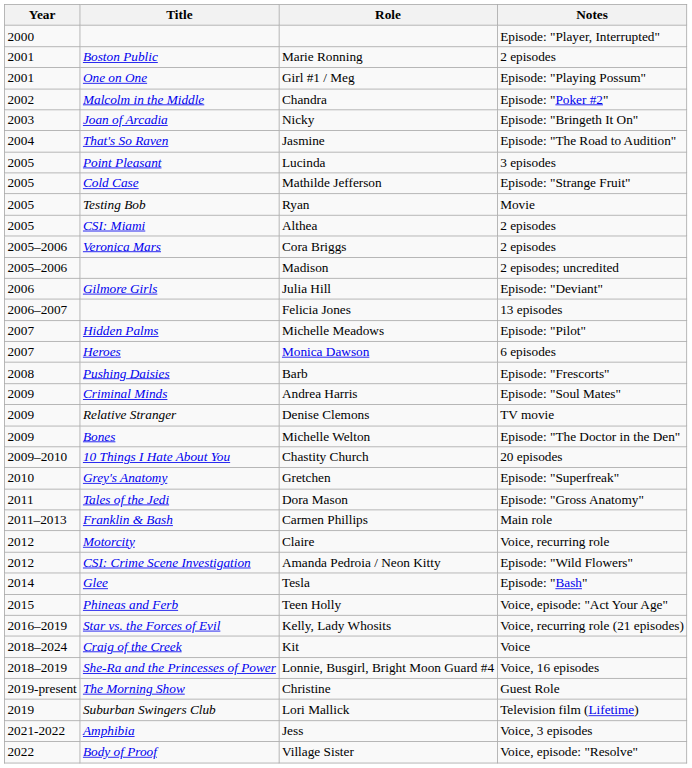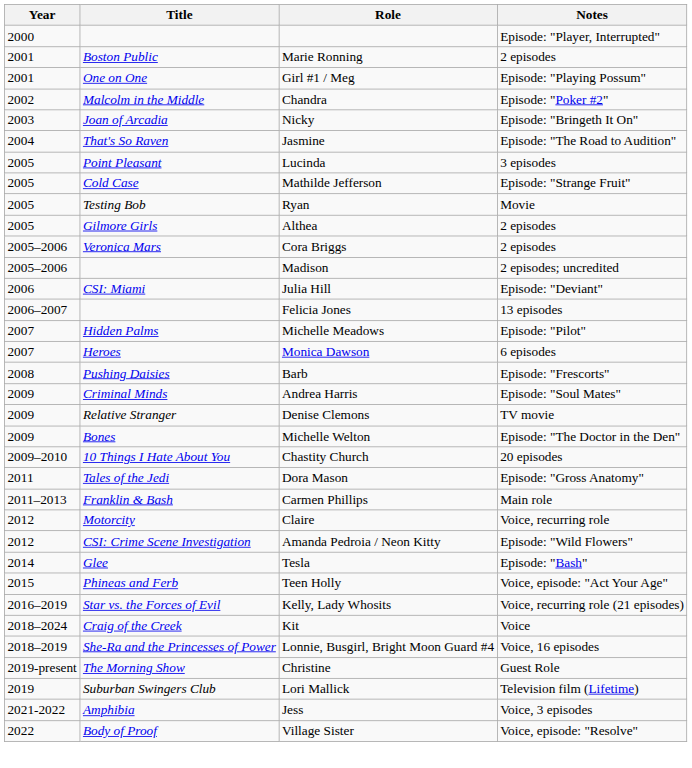(114, 225) CSI: Miami -> (120, 225) Gilmore Girls
(120, 288) Gilmore Girls -> (114, 288) CSI: Miami
- row: (306, 478)
